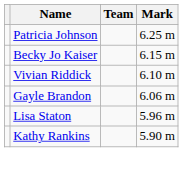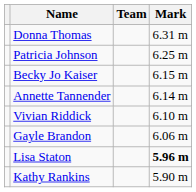+ row: (52, 34)
+ row: (62, 95)
(157, 116) normal -> (171, 156) bold
